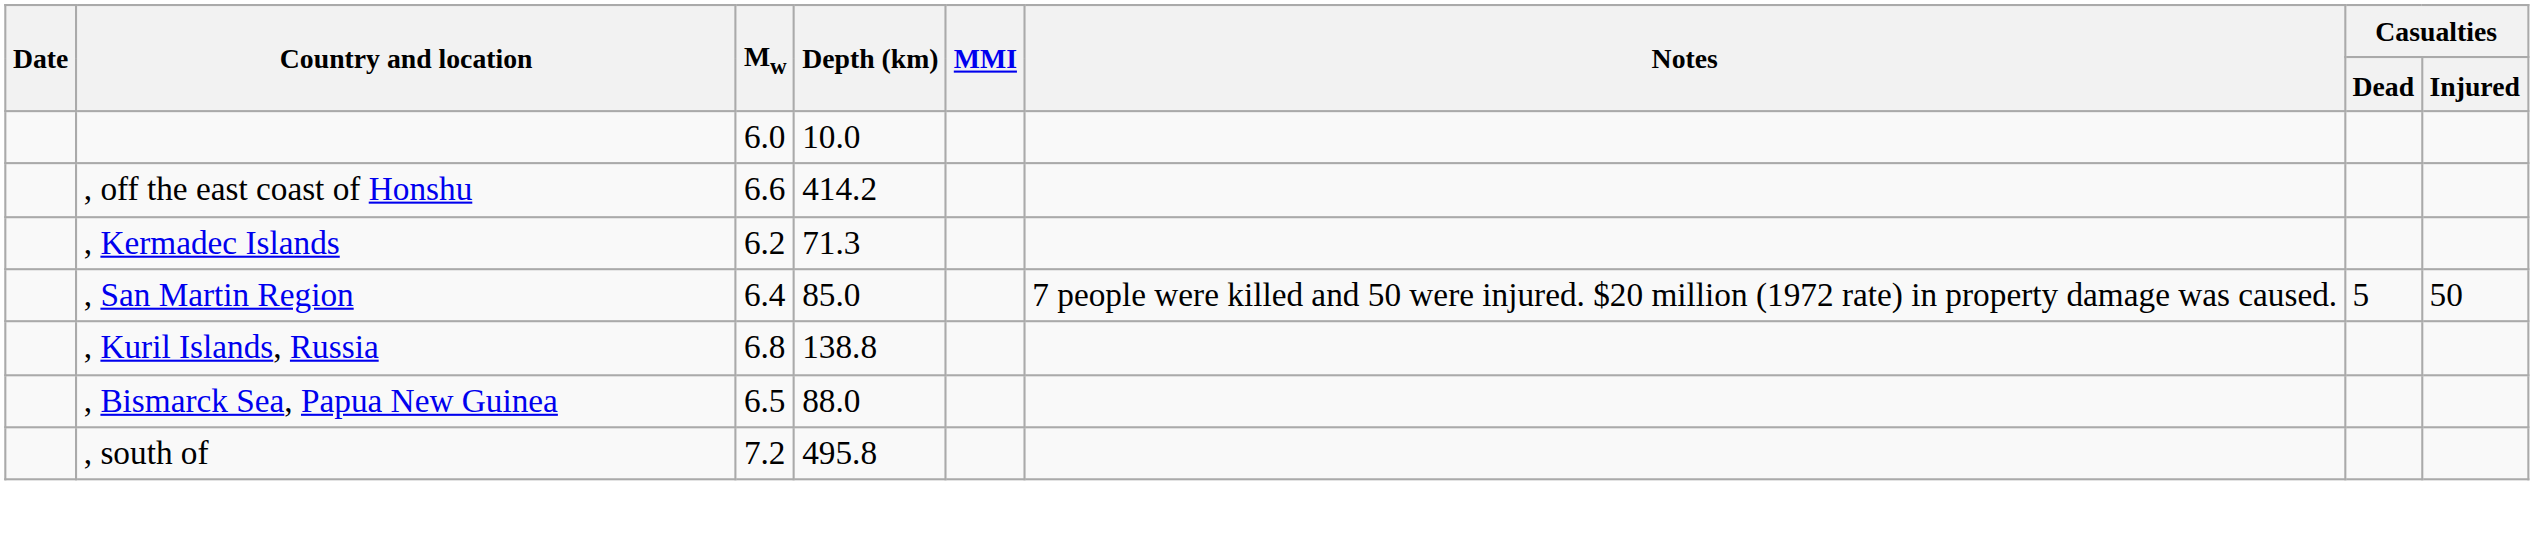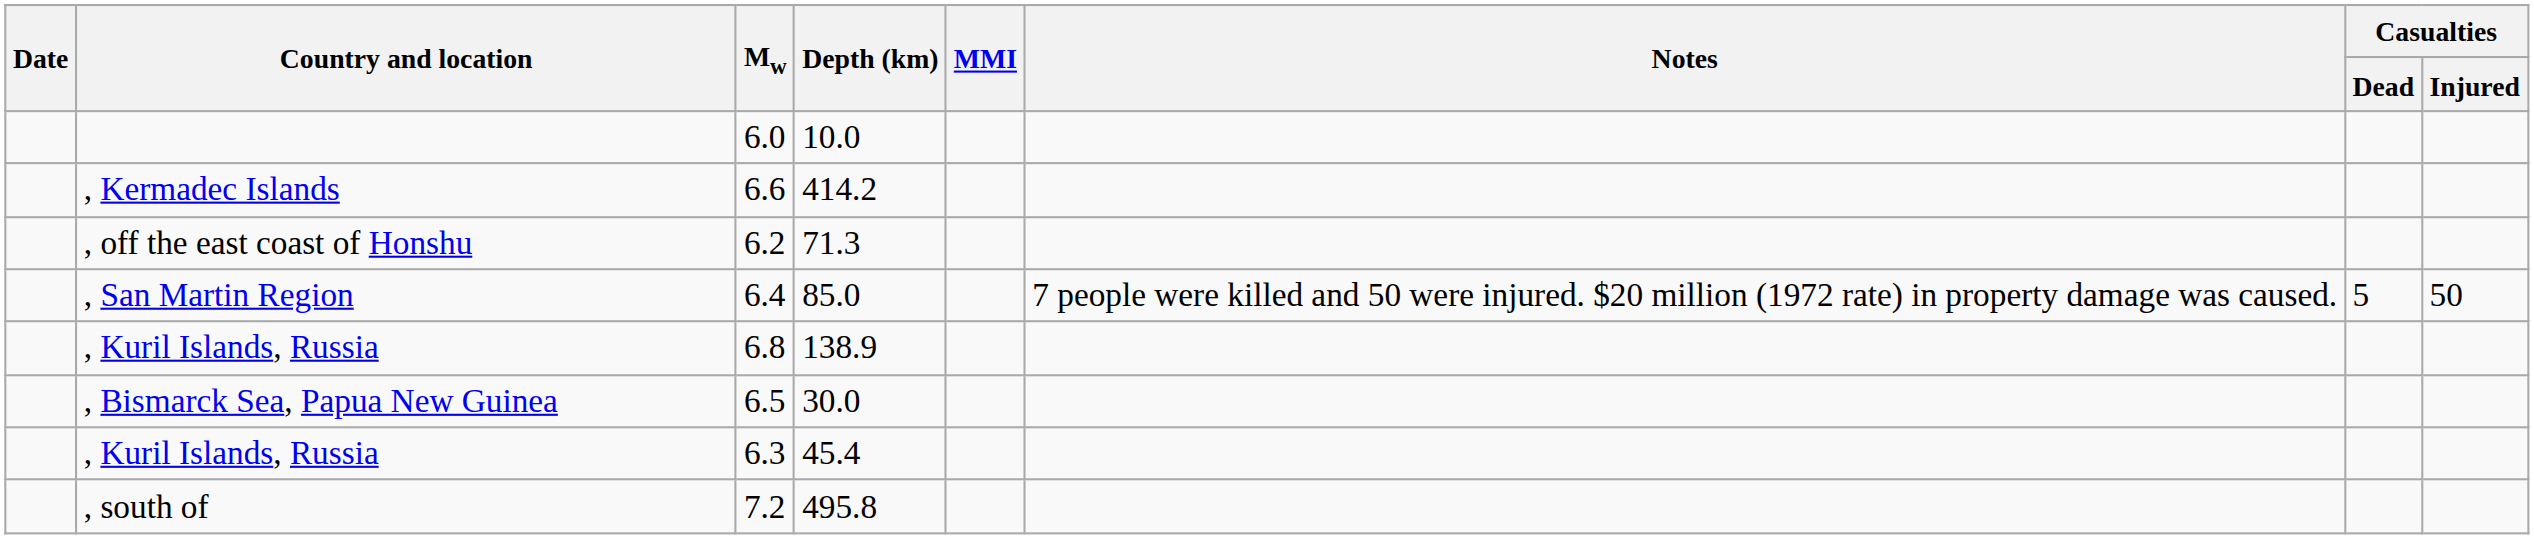(278, 189) , off the east coast of Honshu -> (212, 189) , Kermadec Islands
(212, 242) , Kermadec Islands -> (278, 242) , off the east coast of Honshu
(840, 347) 138.8 -> (840, 347) 138.9
(831, 400) 88.0 -> (831, 400) 30.0
+ row: (765, 453)
